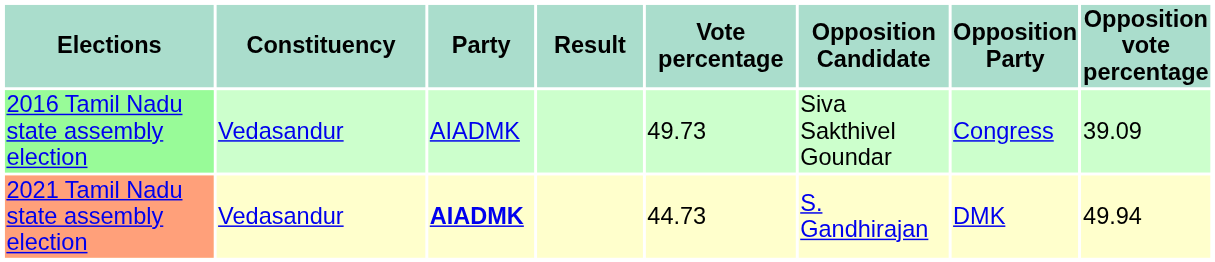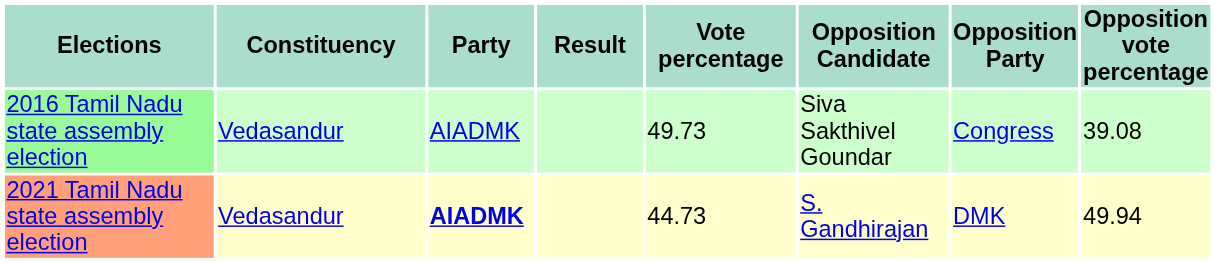(1113, 131) 39.09 -> (1113, 131) 39.08
